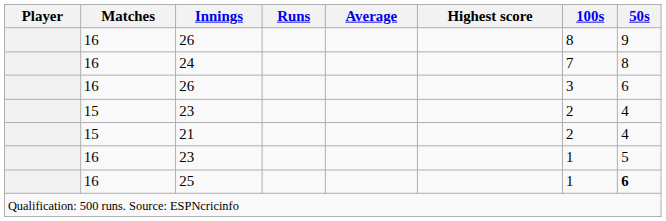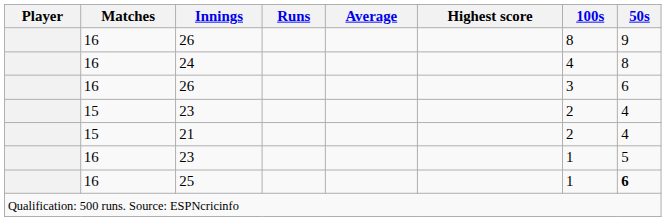(570, 63) 7 -> (570, 63) 4
